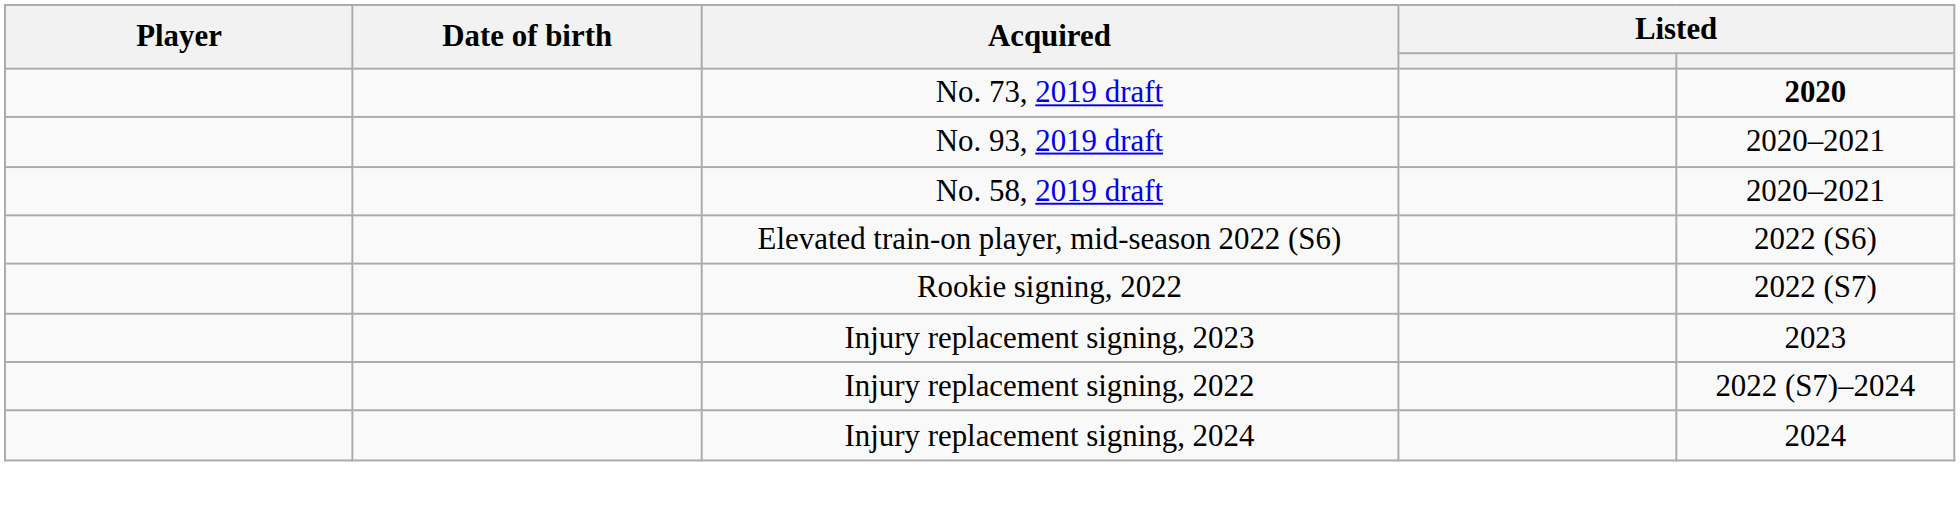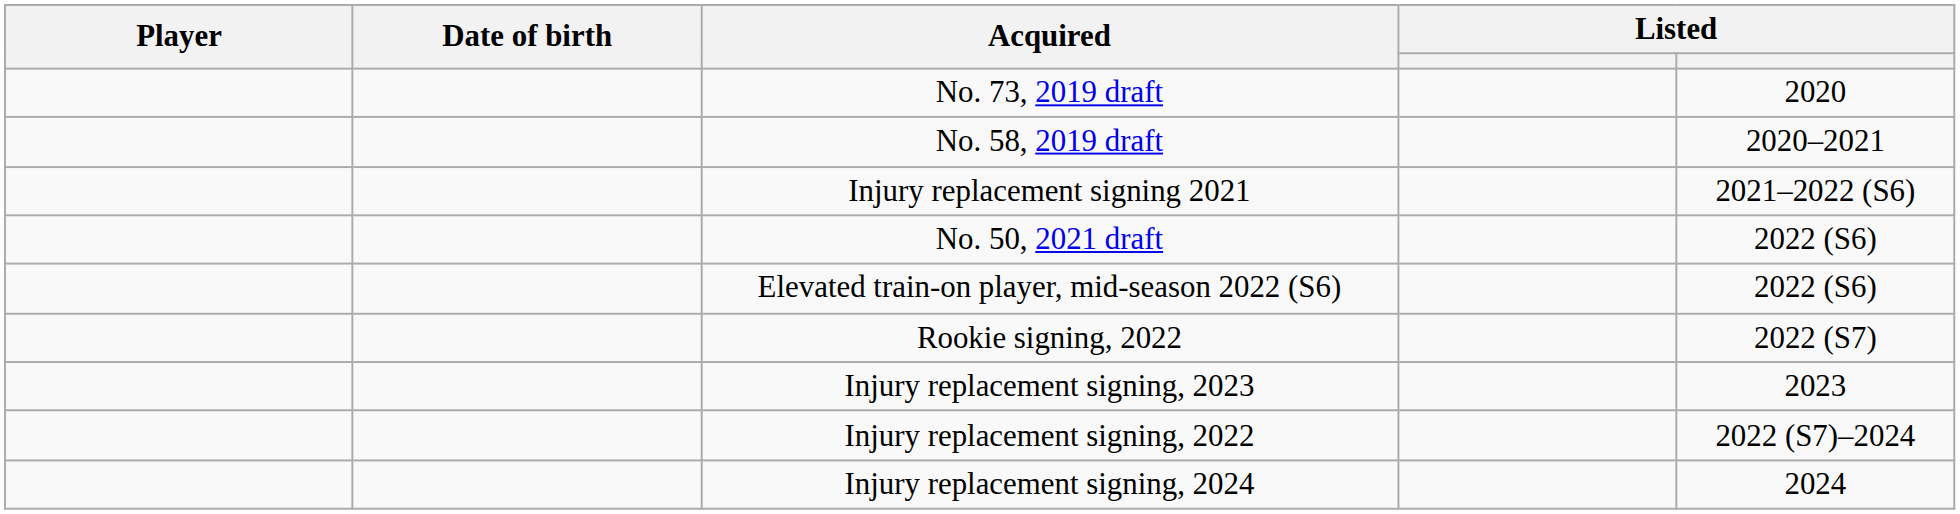(1815, 92) bold -> (1815, 92) normal
- row: (1049, 141)
+ row: (1049, 190)
+ row: (1049, 239)
